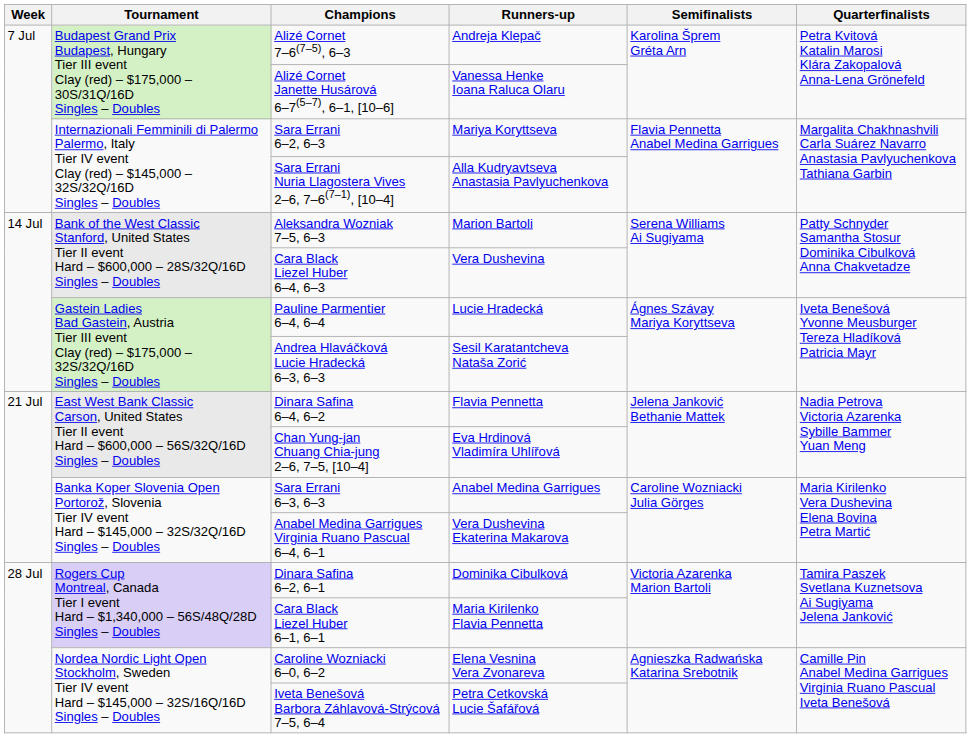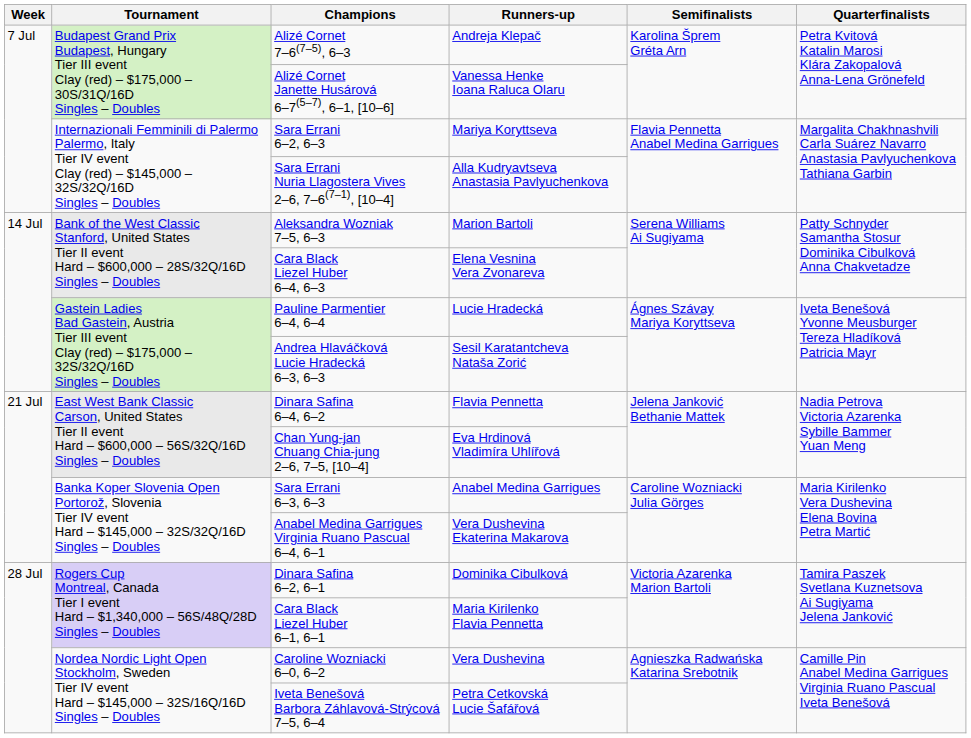(498, 259) Vera Dushevina -> (498, 266) Elena Vesnina Vera Zvonareva
(498, 665) Elena Vesnina Vera Zvonareva -> (498, 658) Vera Dushevina
